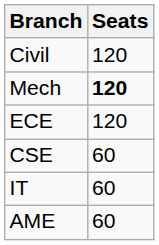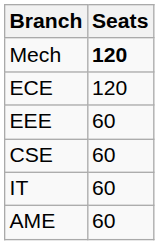- row: (29, 54)
+ row: (31, 121)
